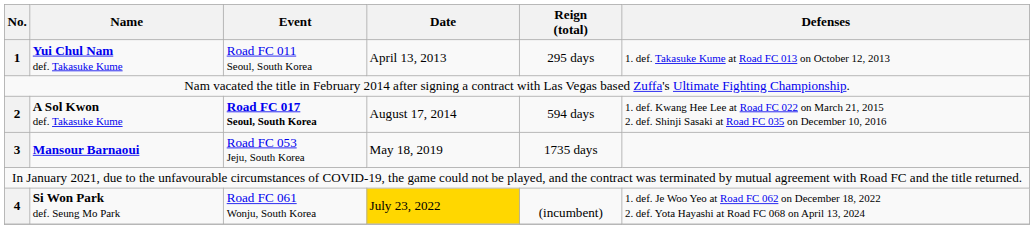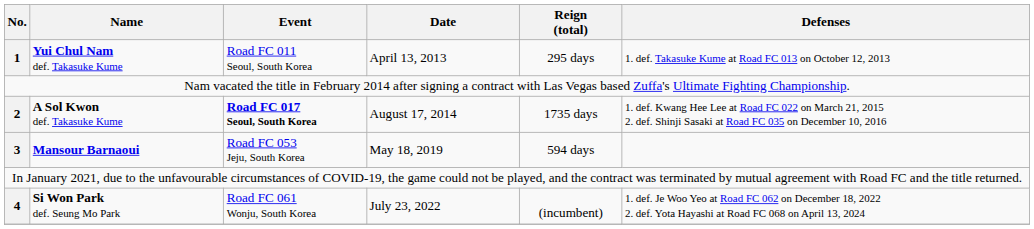(571, 114) 594 days -> (571, 114) 1735 days
(571, 149) 1735 days -> (571, 149) 594 days
(405, 206) gold background -> (405, 206) no background
